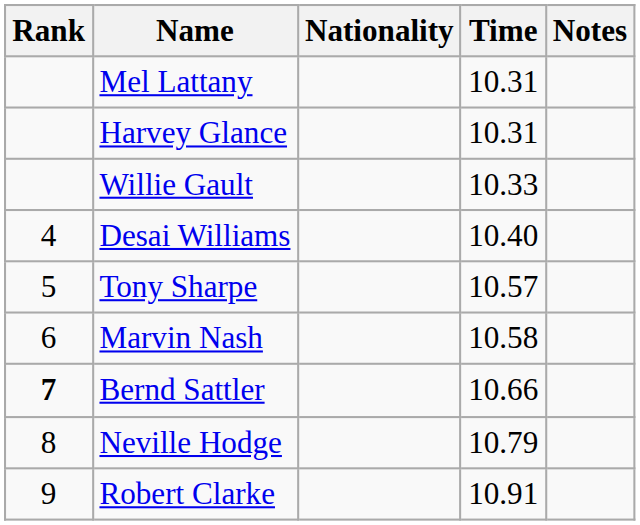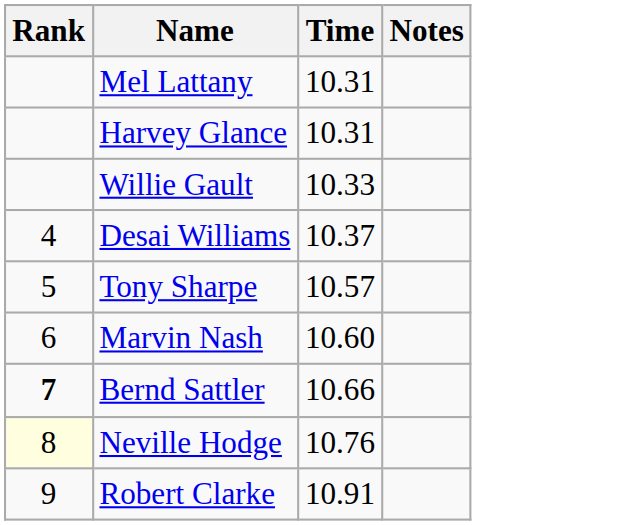- column: (379, 30)
(503, 235) 10.40 -> (340, 235) 10.37
(503, 338) 10.58 -> (340, 338) 10.60
(49, 441) no background -> (49, 441) lightyellow background
(503, 441) 10.79 -> (340, 441) 10.76
